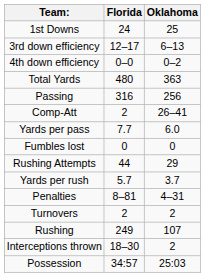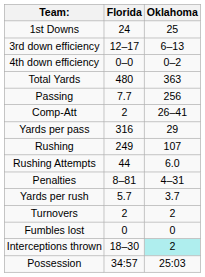(124, 96) 316 -> (124, 96) 7.7
(124, 130) 7.7 -> (124, 130) 316
(172, 130) 6.0 -> (172, 130) 29
rows swapped: (54, 230) <-> (54, 146)
(172, 163) 29 -> (172, 163) 6.0
rows swapped: (54, 180) <-> (54, 197)
(172, 247) no background -> (172, 247) paleturquoise background
